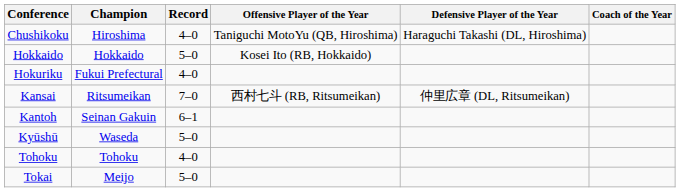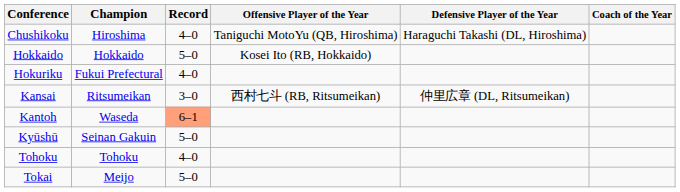(188, 95) 7–0 -> (188, 95) 3–0
(119, 117) Seinan Gakuin -> (119, 117) Waseda
(188, 117) no background -> (188, 117) lightsalmon background
(119, 137) Waseda -> (119, 137) Seinan Gakuin
